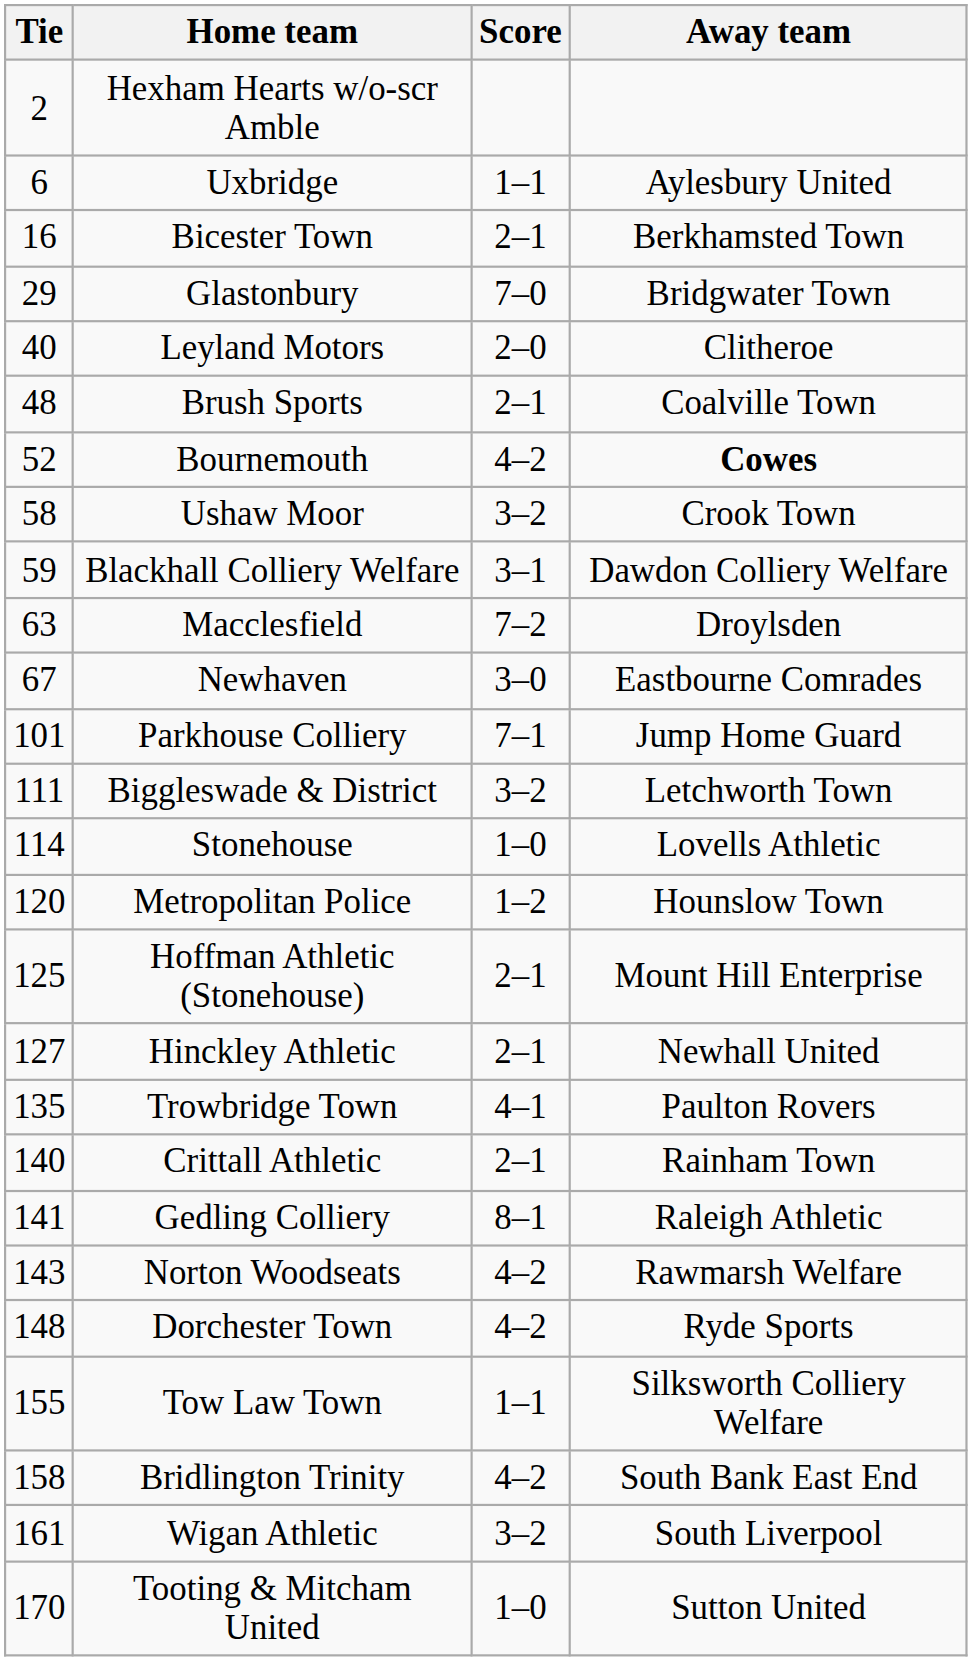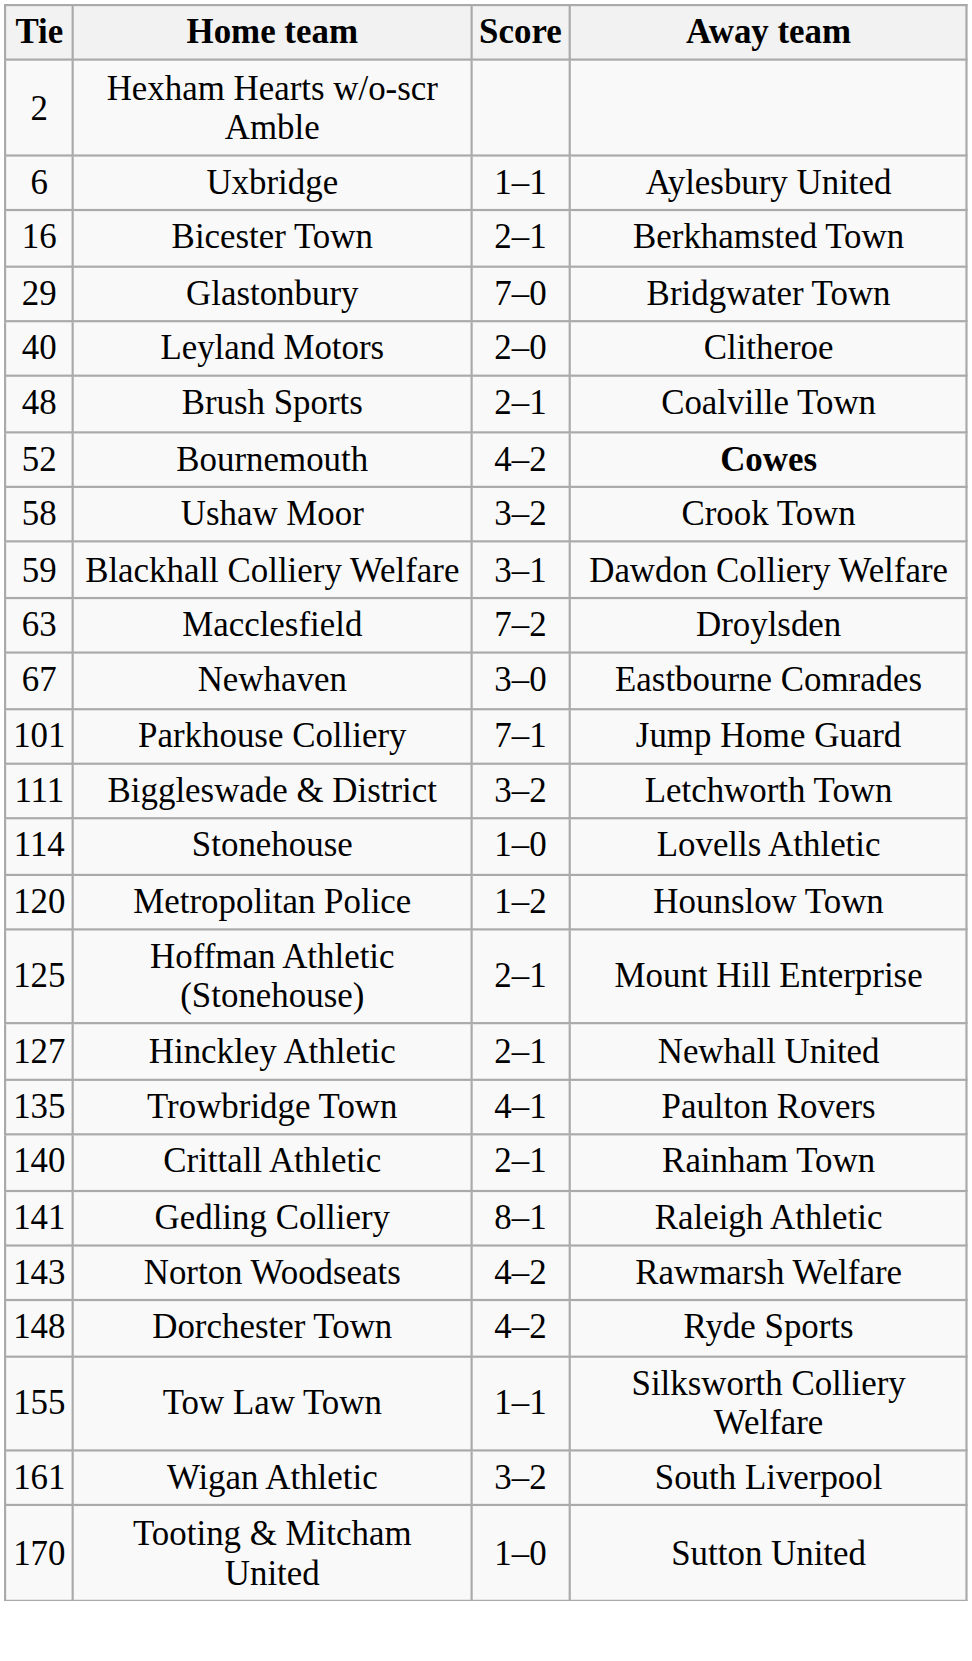- row: (272, 1477)
